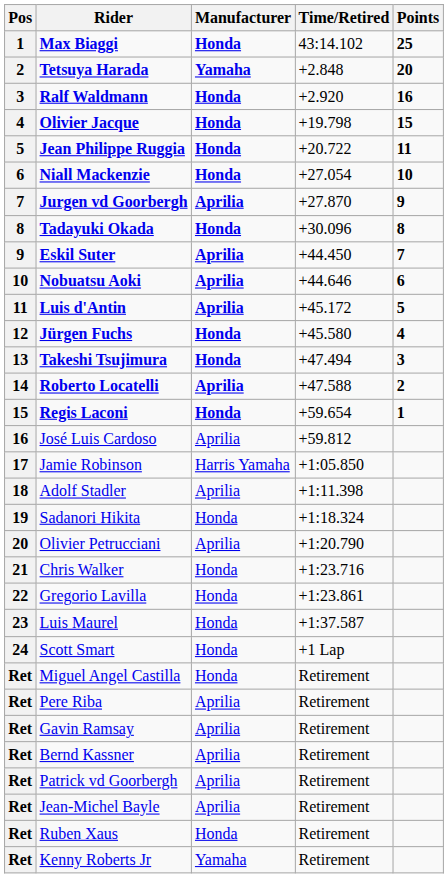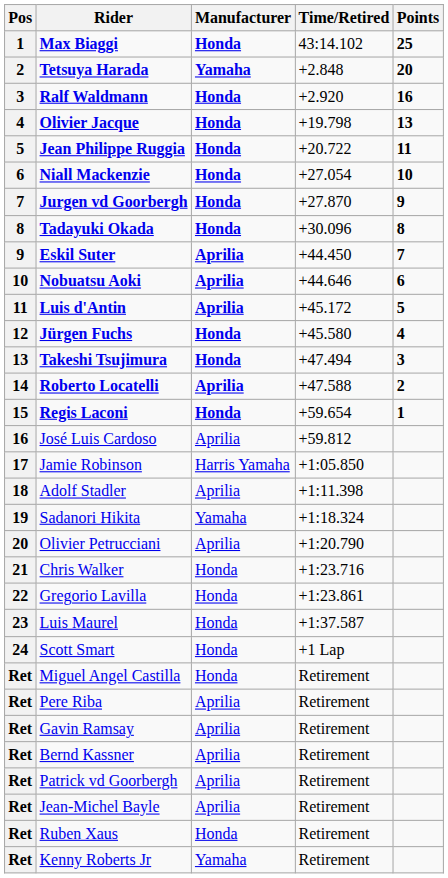(405, 123) 15 -> (405, 123) 13
(219, 202) Aprilia -> (218, 202) Honda
(216, 517) Honda -> (221, 517) Yamaha
